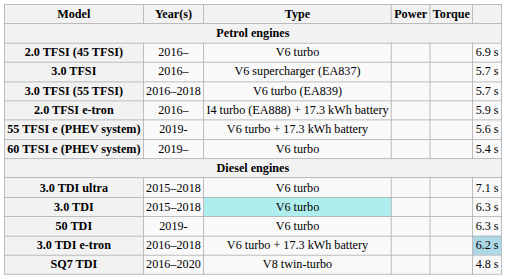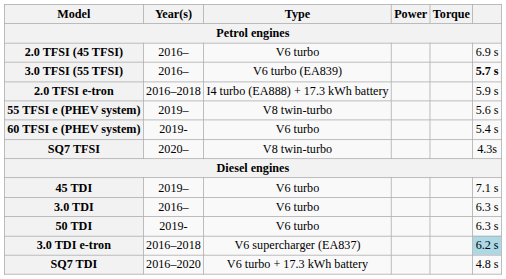- row: (74, 71)
(173, 91) 2016–2018 -> (173, 71) 2016–
(487, 91) normal -> (487, 71) bold
(173, 110) 2016– -> (173, 91) 2016–2018
(173, 129) 2019- -> (173, 110) 2019–
(297, 129) V6 turbo + 17.3 kWh battery -> (297, 110) V8 twin-turbo
(173, 149) 2019– -> (173, 129) 2019-
+ row: (74, 149)
- row: (74, 187)
+ row: (74, 187)
(173, 206) 2015–2018 -> (173, 206) 2016–
(297, 206) paleturquoise background -> (297, 206) no background
(297, 245) V6 turbo + 17.3 kWh battery -> (297, 245) V6 supercharger (EA837)
(297, 264) V8 twin-turbo -> (297, 264) V6 turbo + 17.3 kWh battery
